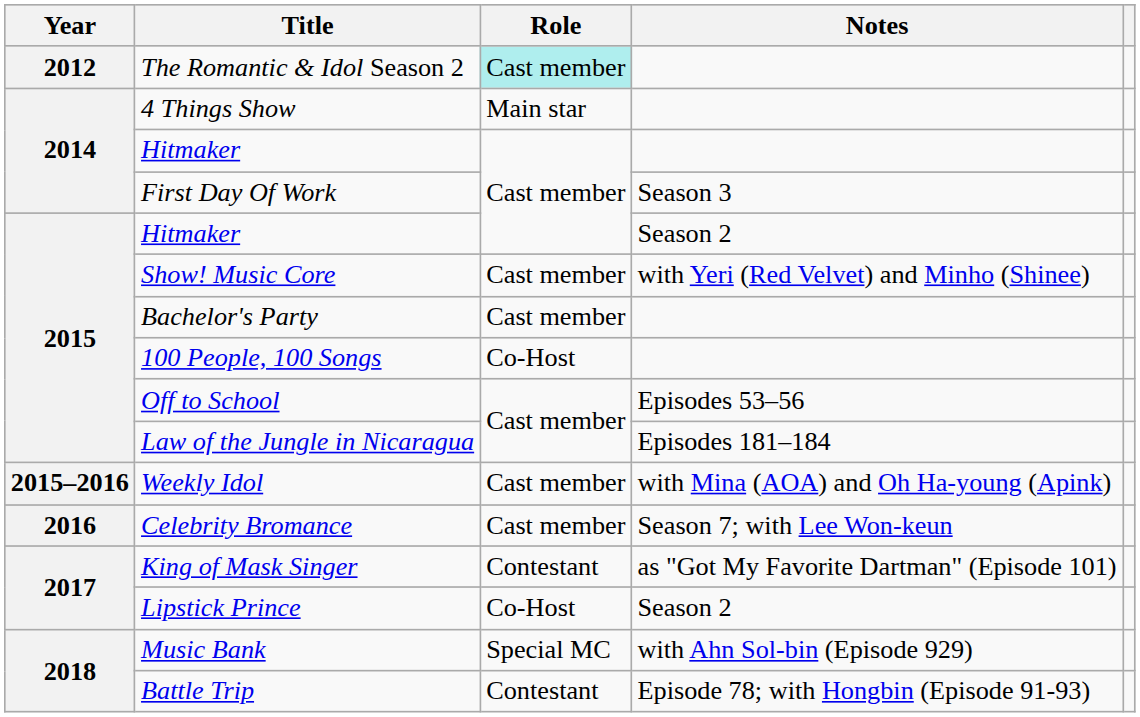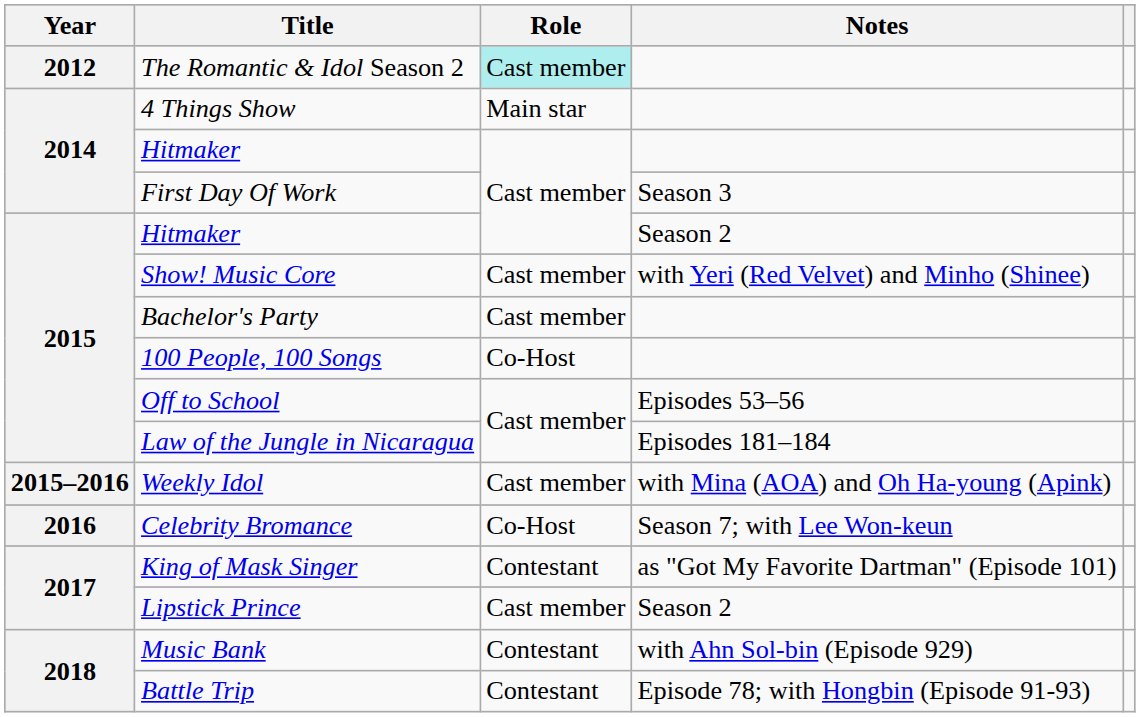(556, 524) Cast member -> (531, 524) Co-Host
(531, 607) Co-Host -> (556, 607) Cast member
(549, 649) Special MC -> (542, 649) Contestant
